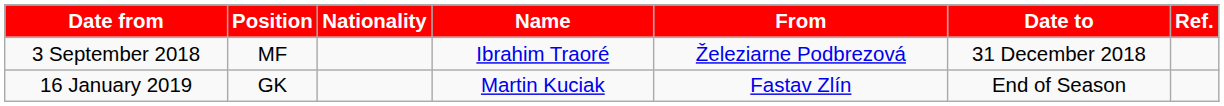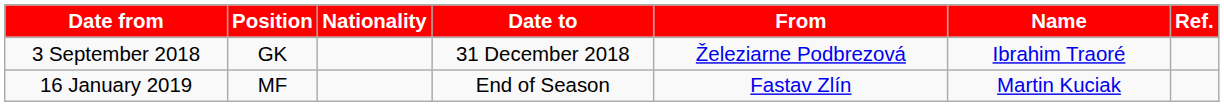columns swapped: (543, 21) <-> (1059, 21)
(272, 54) MF -> (272, 54) GK
(272, 86) GK -> (272, 86) MF
